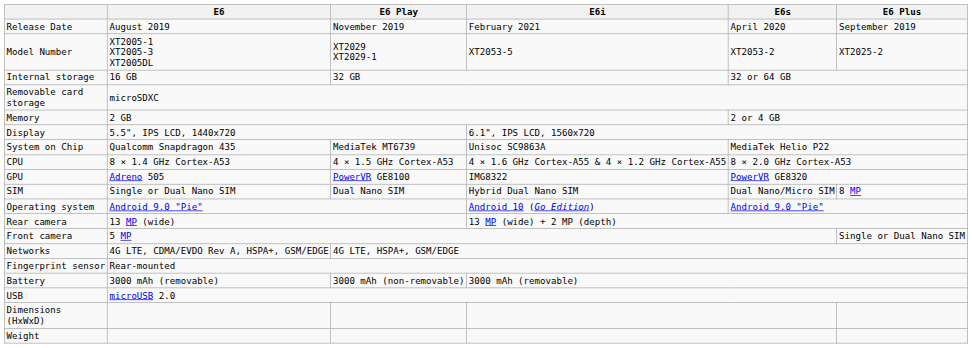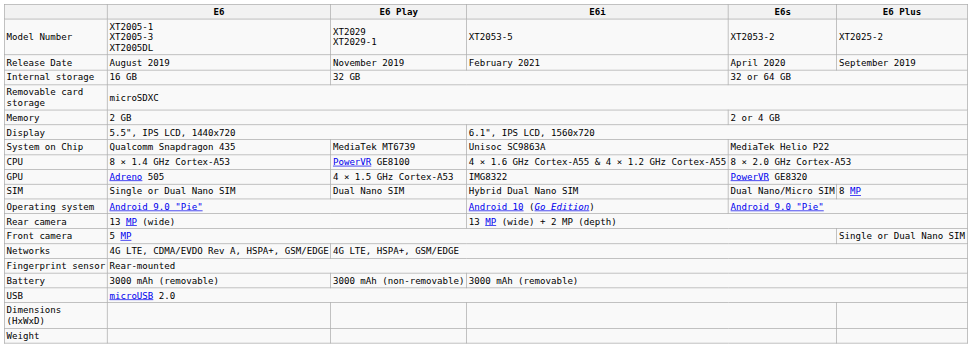rows swapped: (39, 52) <-> (39, 27)
(393, 162) 4 × 1.5 GHz Cortex-A53 -> (371, 162) PowerVR GE8100
(371, 177) PowerVR GE8100 -> (393, 177) 4 × 1.5 GHz Cortex-A53
